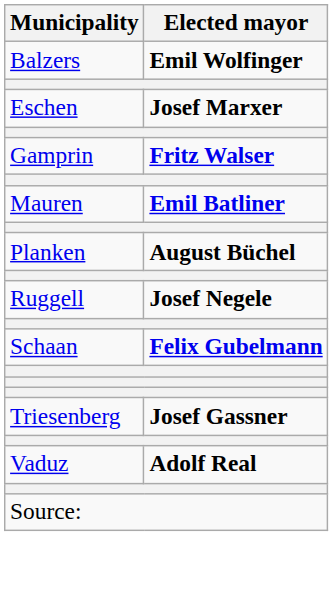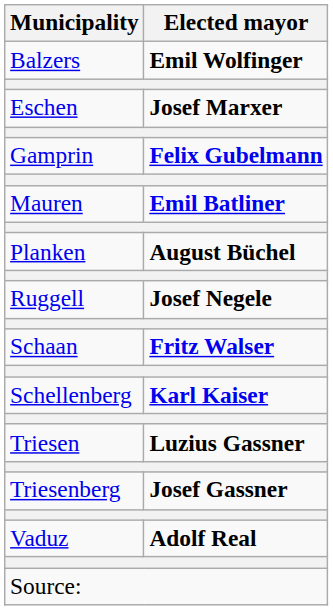(212, 155) Fritz Walser -> (236, 155) Felix Gubelmann
(236, 346) Felix Gubelmann -> (212, 346) Fritz Walser
+ row: (71, 394)
+ row: (45, 442)
